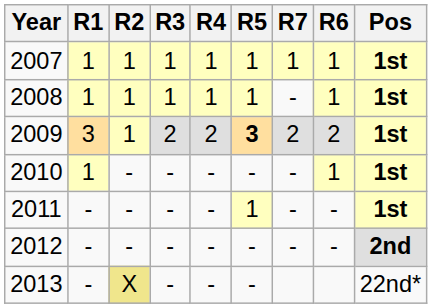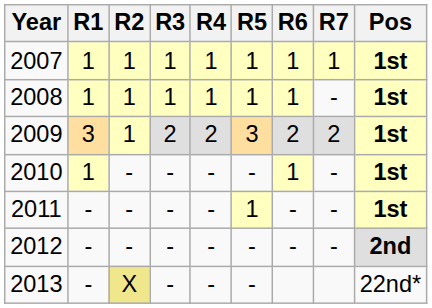columns swapped: (334, 23) <-> (293, 23)
(252, 135) bold -> (252, 135) normal
